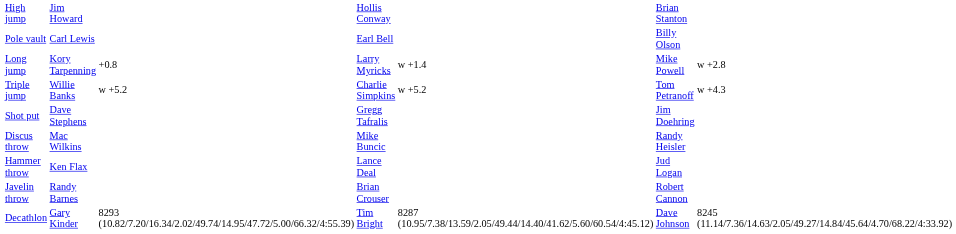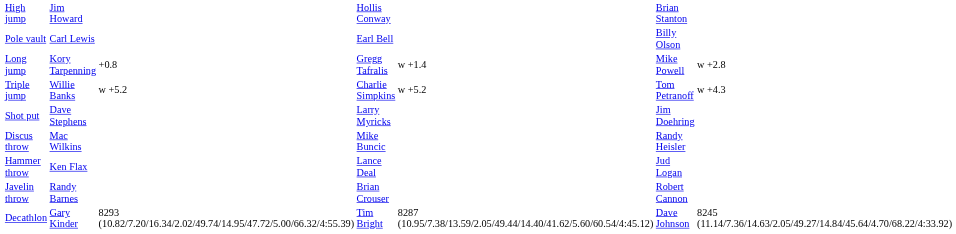(374, 64) Larry Myricks -> (372, 64) Gregg Tafralis
(372, 116) Gregg Tafralis -> (374, 116) Larry Myricks
